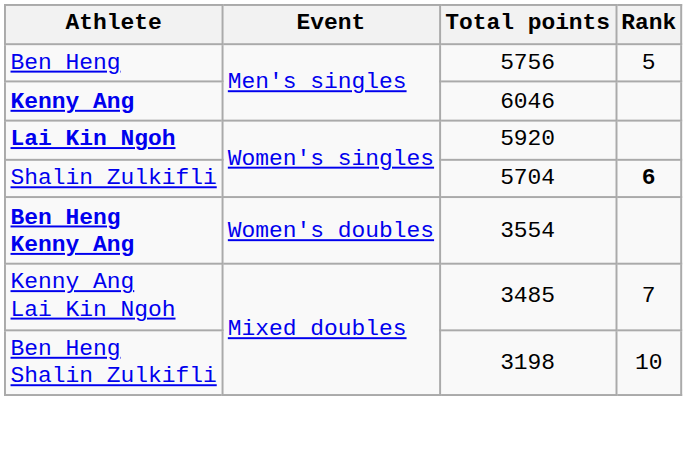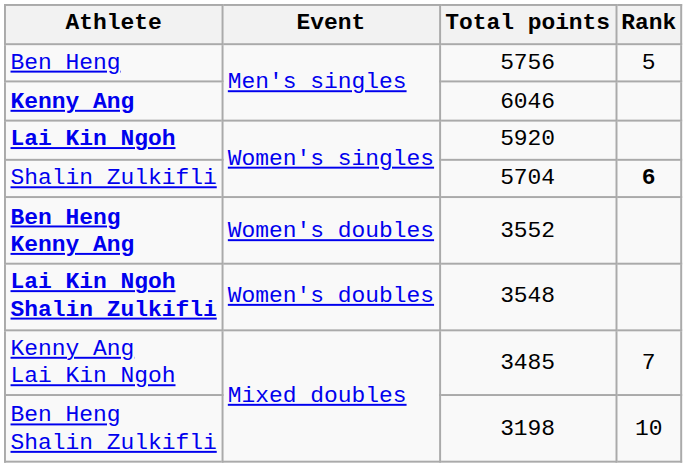(528, 230) 3554 -> (528, 230) 3552
+ row: (114, 296)
